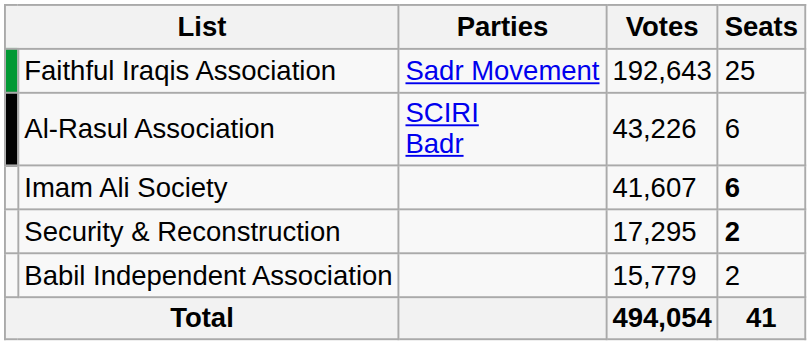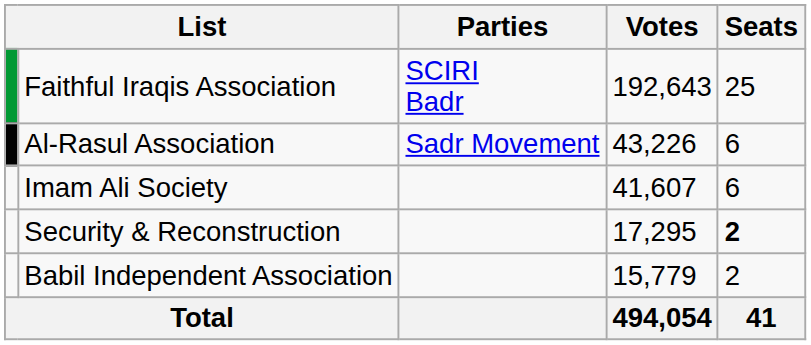(502, 71) Sadr Movement -> (442, 86) SCIRI Badr
(442, 129) SCIRI Badr -> (502, 145) Sadr Movement
(732, 188) bold -> (732, 188) normal
